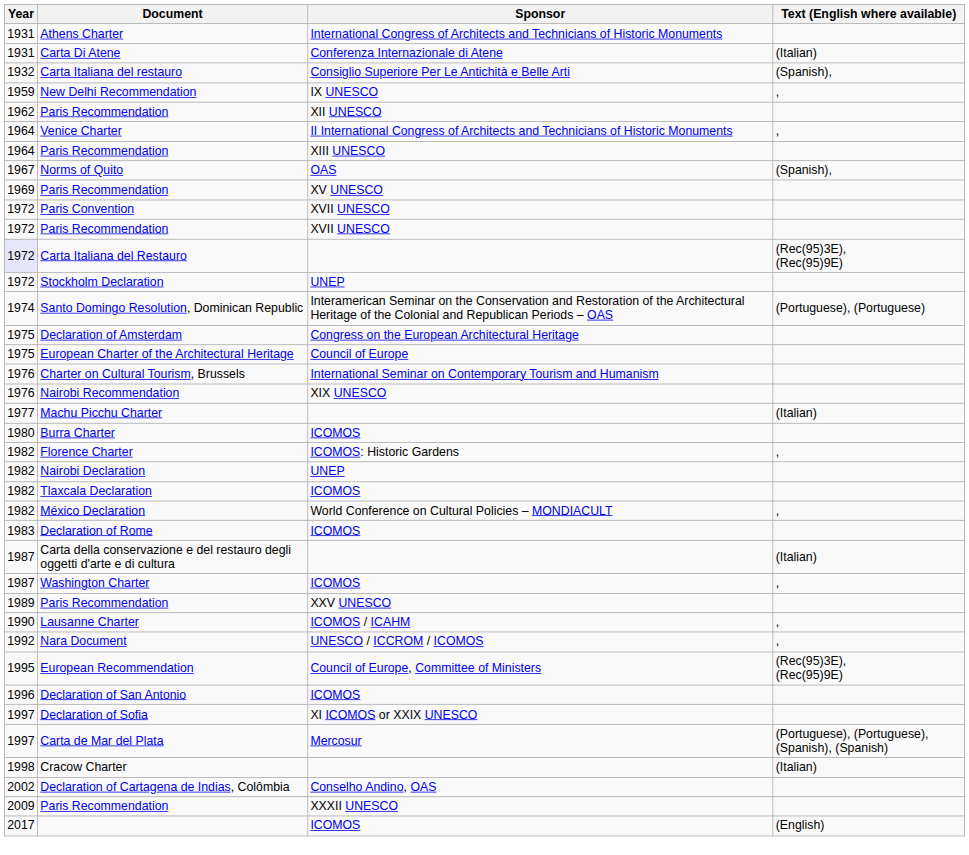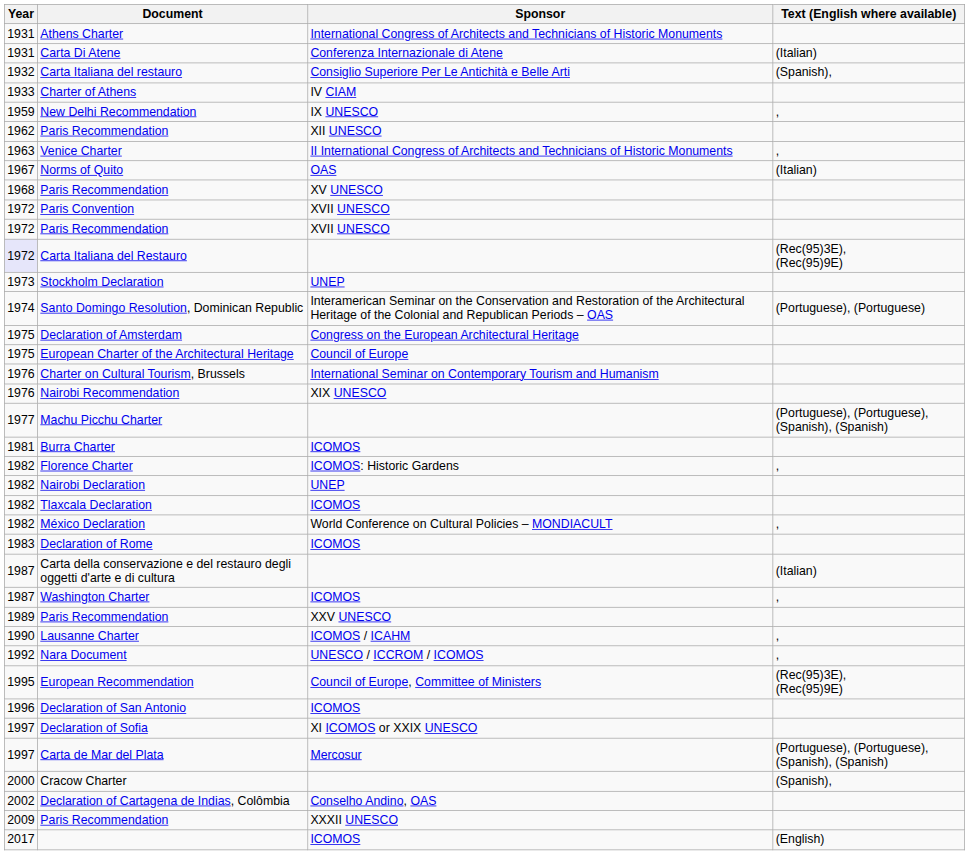+ row: (88, 92)
(21, 131) 1964 -> (21, 151) 1963
- row: (104, 151)
(804, 170) (Spanish), -> (796, 170) (Italian)
(21, 190) 1969 -> (21, 190) 1968
(21, 282) 1972 -> (21, 282) 1973
(796, 413) (Italian) -> (852, 420) (Portuguese), (Portuguese), (Spanish), (Spanish)
(21, 432) 1980 -> (21, 446) 1981
(21, 767) 1998 -> (21, 781) 2000
(796, 767) (Italian) -> (804, 781) (Spanish),
